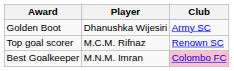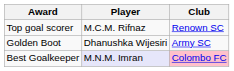rows swapped: (34, 27) <-> (40, 43)
(113, 58) no background -> (113, 58) lavender background
